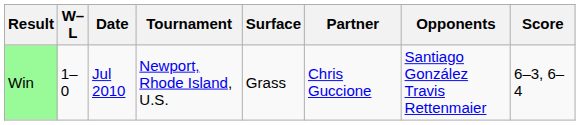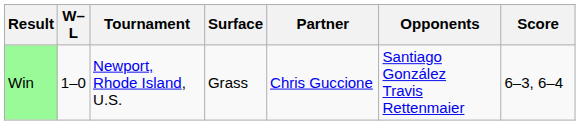- column: (112, 24)
